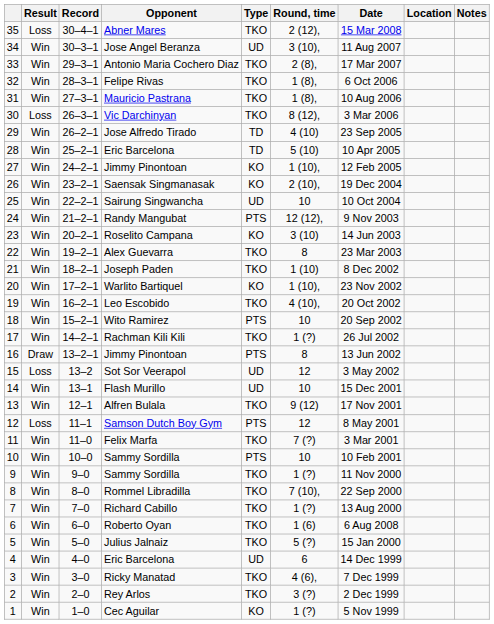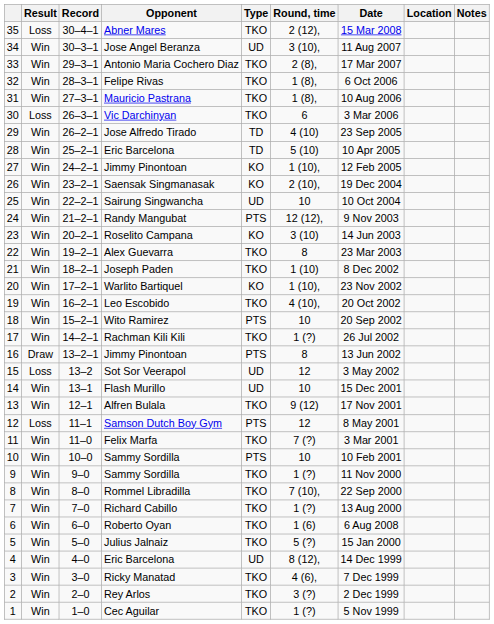(304, 116) 8 (12), -> (304, 116) 6
(304, 560) 6 -> (304, 560) 8 (12),
(256, 611) KO -> (256, 611) TKO
